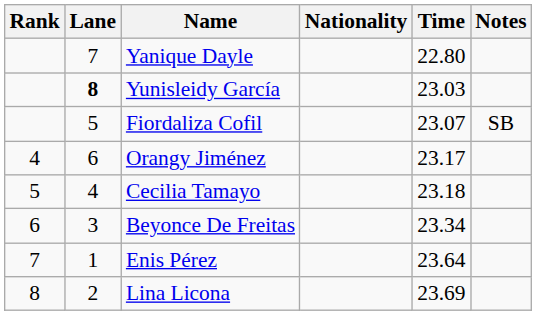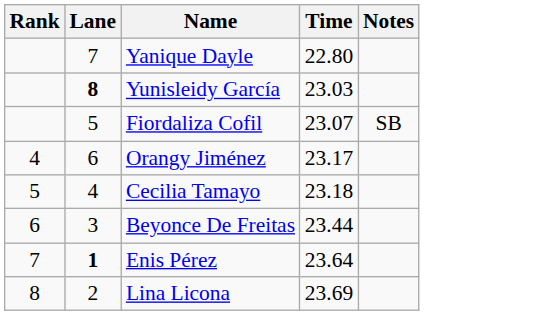- column: (356, 21)
(441, 225) 23.34 -> (329, 225) 23.44
(93, 259) normal -> (93, 259) bold
